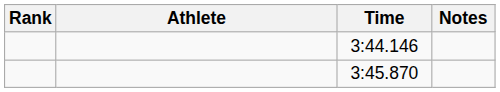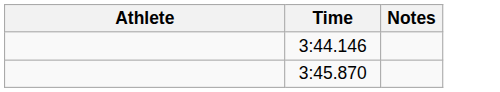- column: (30, 18)
